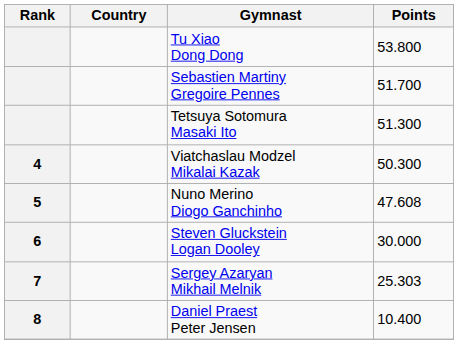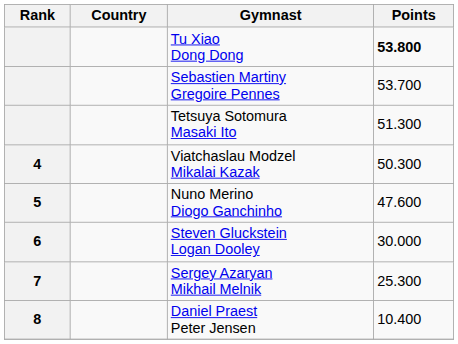(399, 46) normal -> (399, 46) bold
(399, 85) 51.700 -> (399, 85) 53.700
(399, 203) 47.608 -> (399, 203) 47.600
(399, 281) 25.303 -> (399, 281) 25.300
